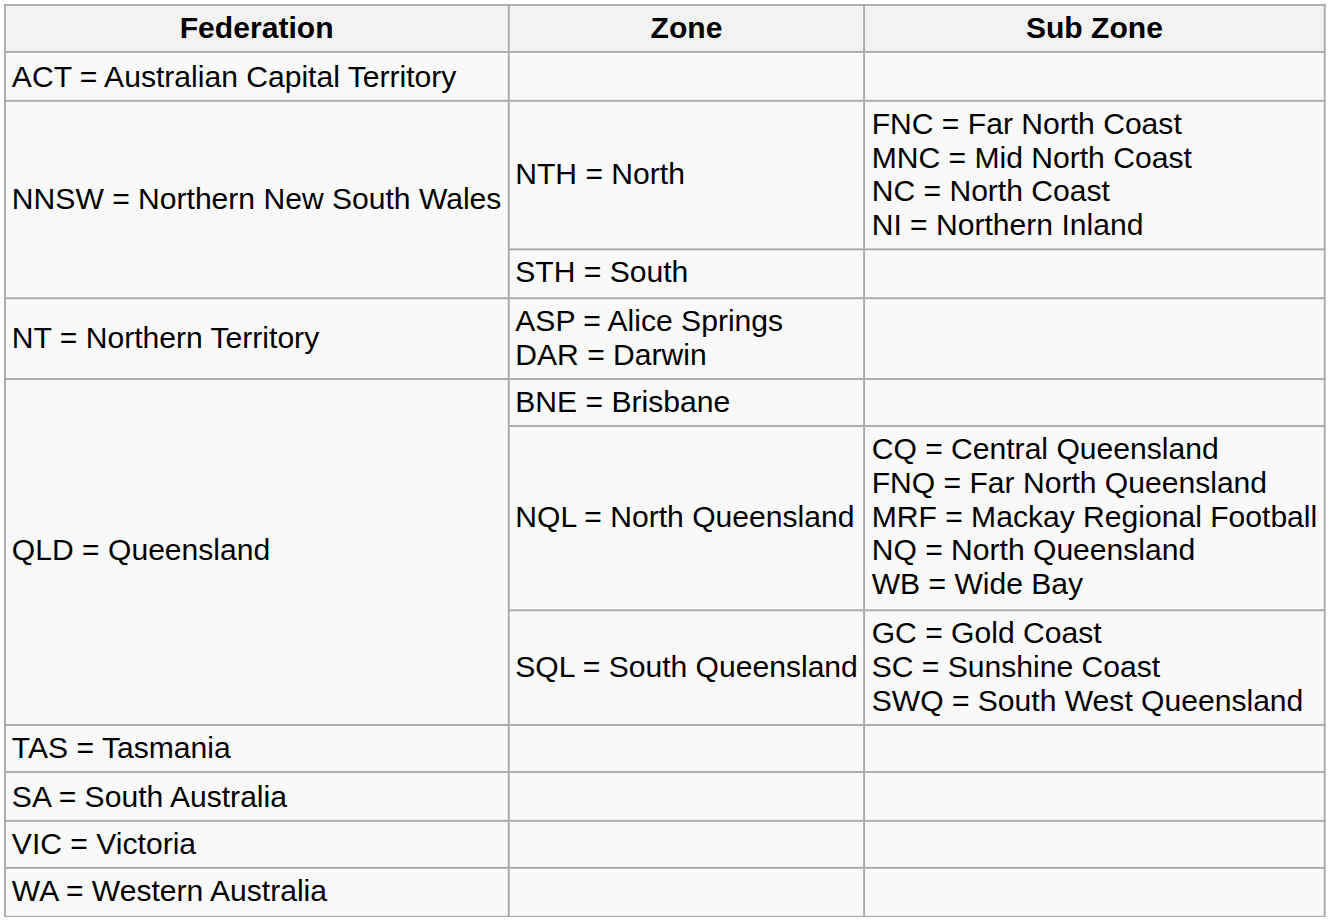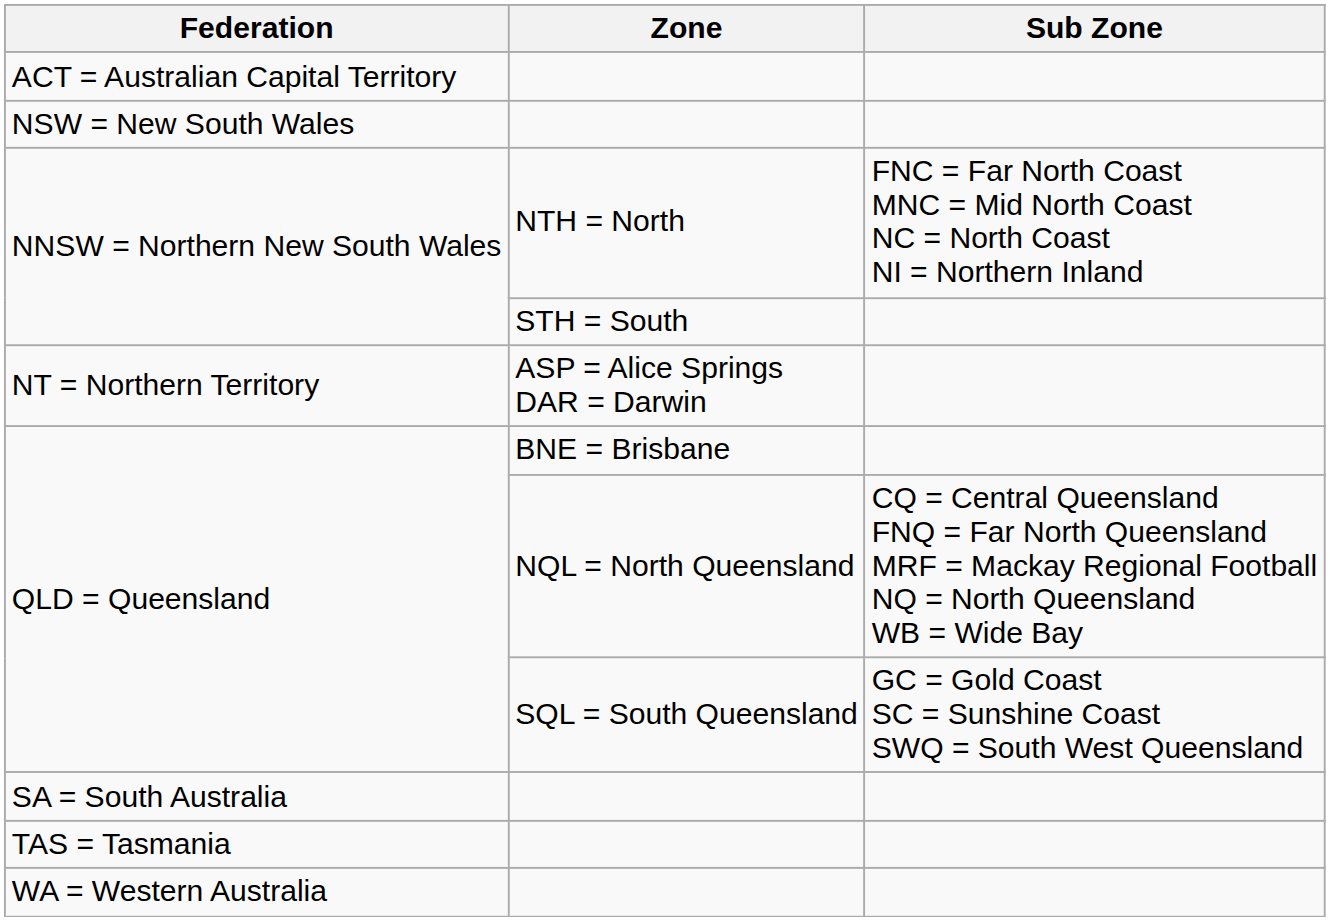+ row: (183, 123)
rows swapped: (149, 796) <-> (121, 748)
- row: (104, 843)
